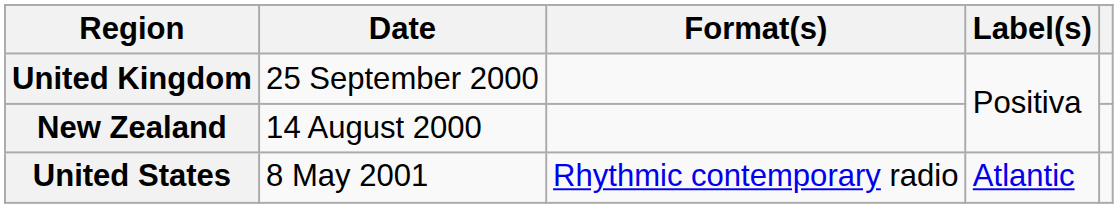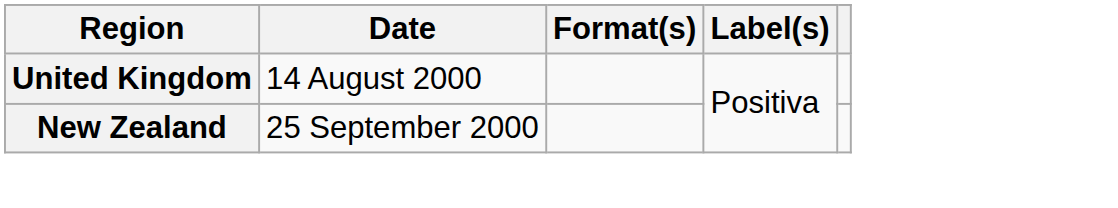(402, 78) 25 September 2000 -> (374, 78) 14 August 2000
(374, 127) 14 August 2000 -> (402, 127) 25 September 2000
- row: (132, 176)
